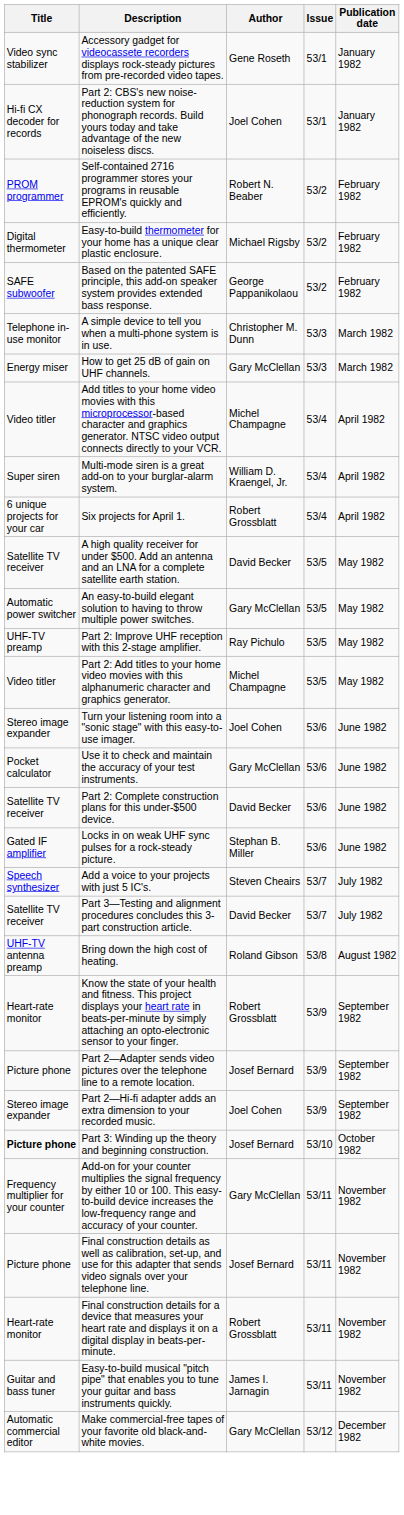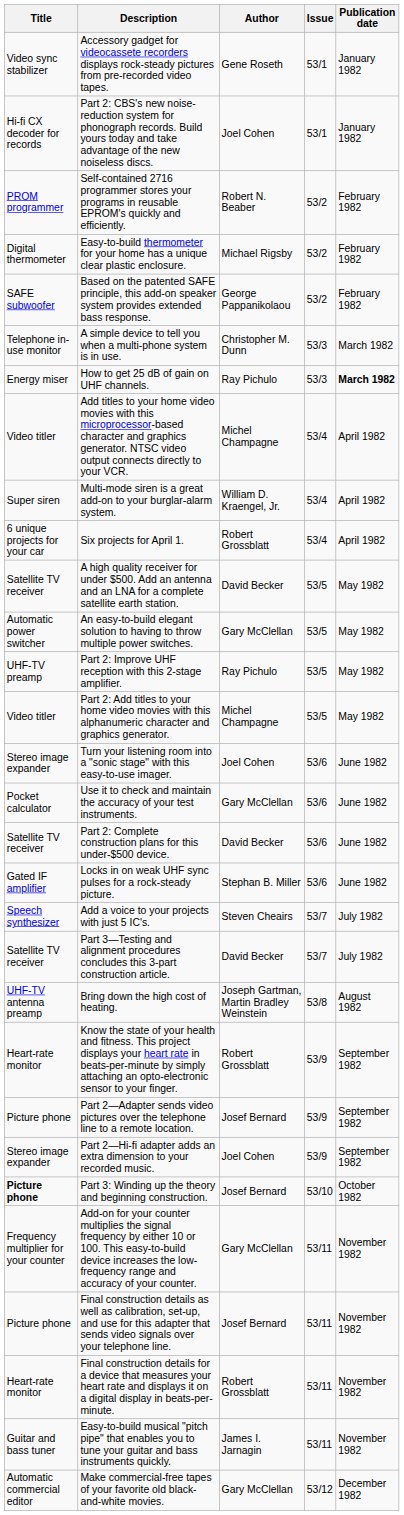(265, 368) Gary McClellan -> (249, 379) Ray Pichulo
(365, 368) normal -> (367, 379) bold
(264, 955) Roland Gibson -> (261, 1002) Joseph Gartman, Martin Bradley Weinstein
